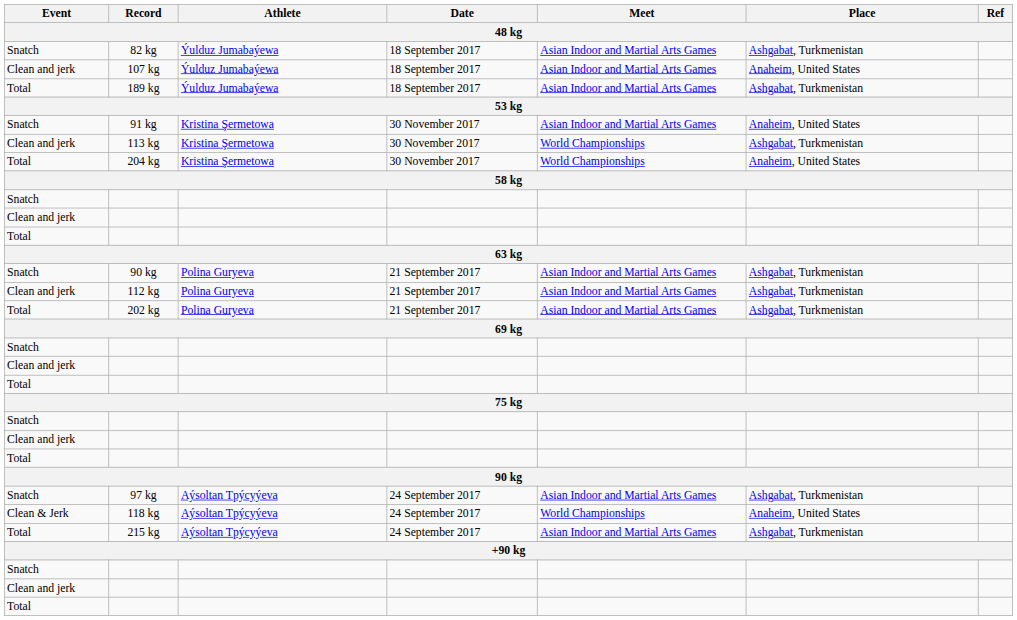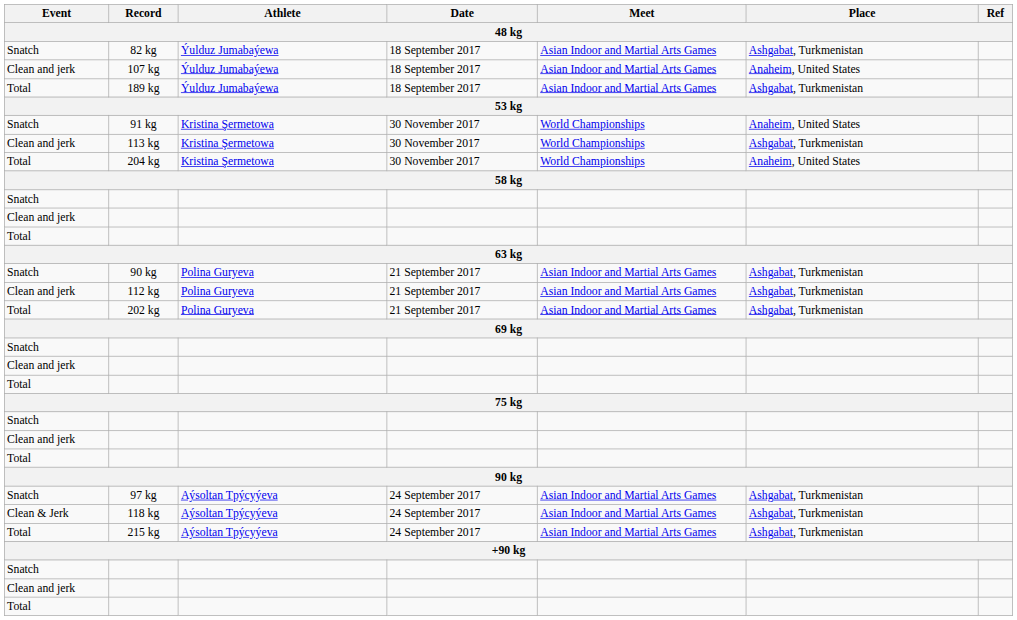(628, 124) Asian Indoor and Martial Arts Games -> (592, 124) World Championships
(592, 513) World Championships -> (628, 513) Asian Indoor and Martial Arts Games
(804, 513) Anaheim, United States -> (806, 513) Ashgabat, Turkmenistan
